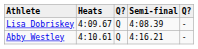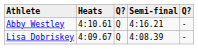rows swapped: (40, 24) <-> (35, 37)
